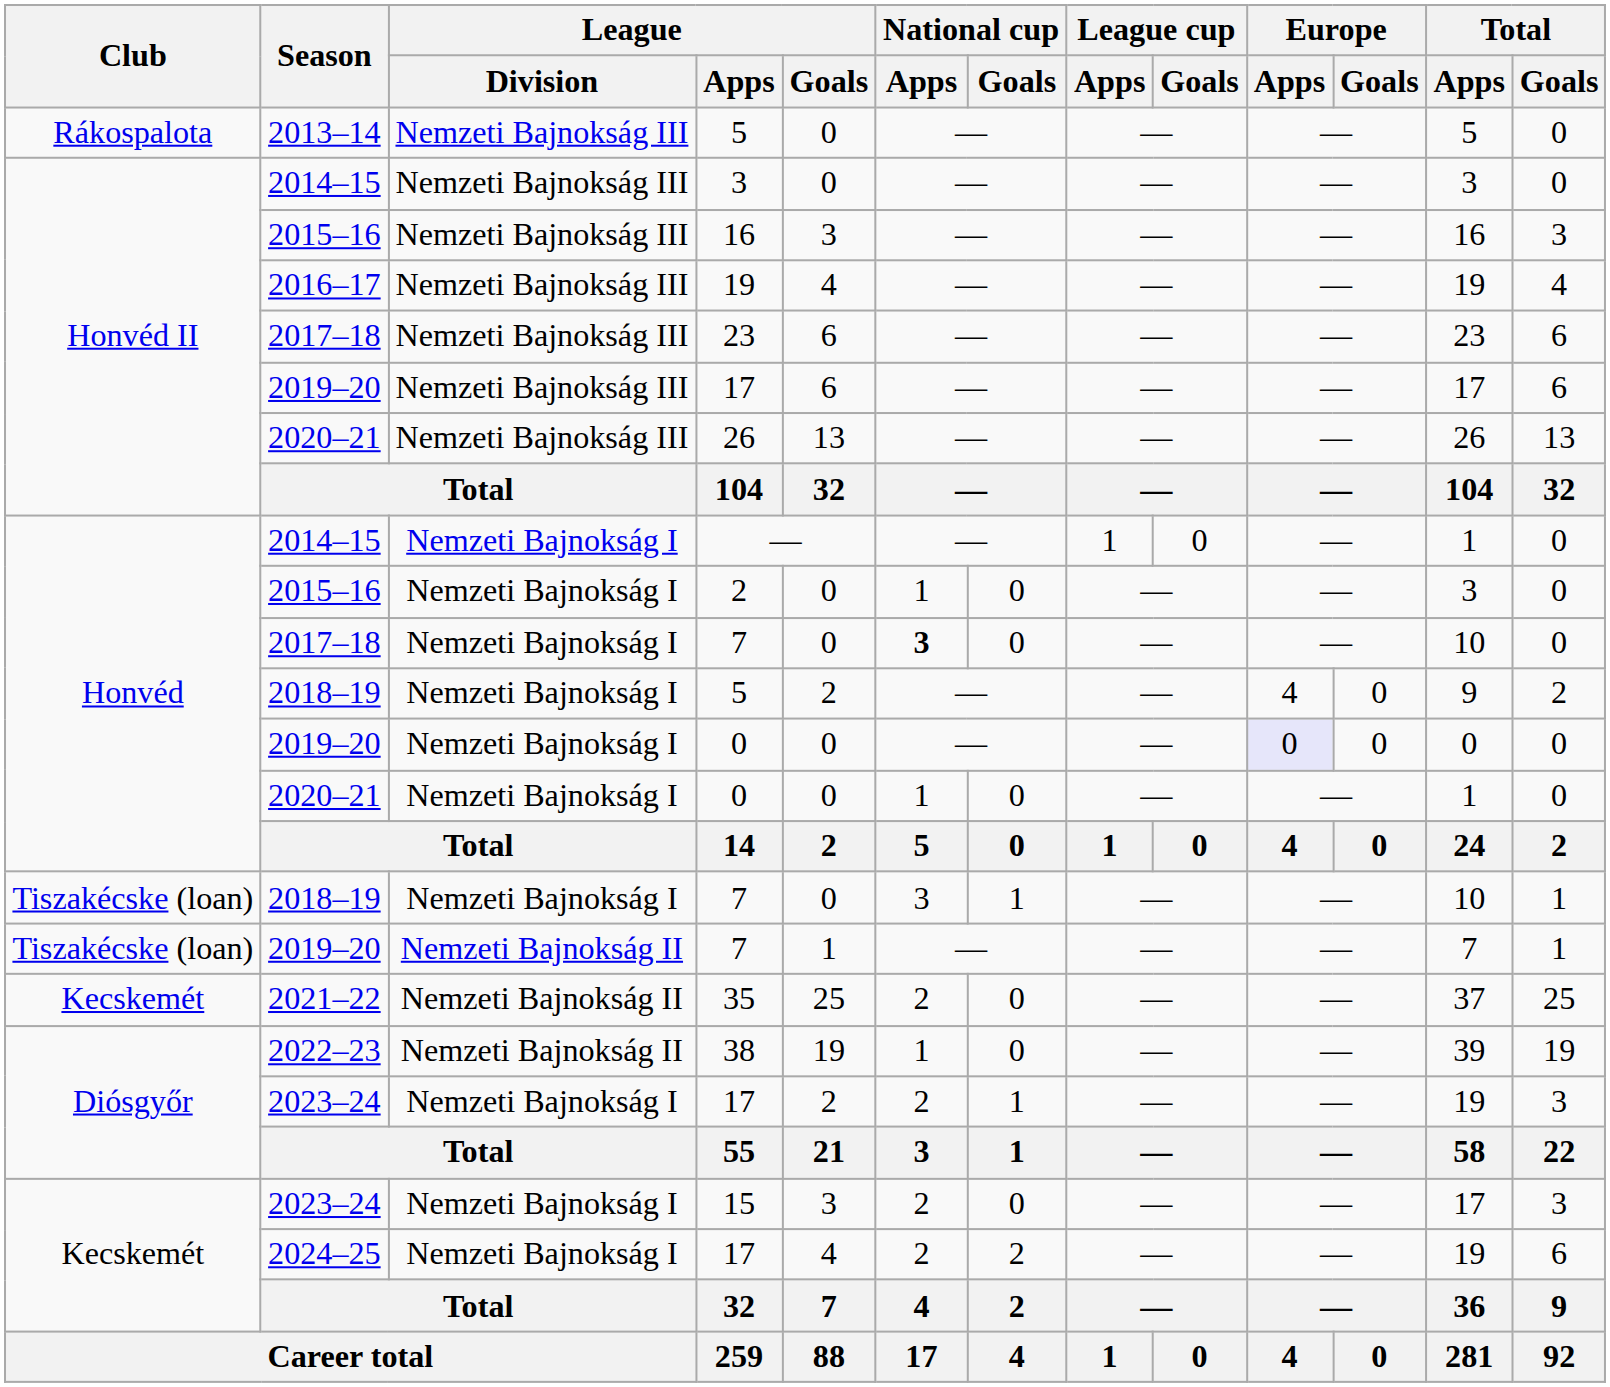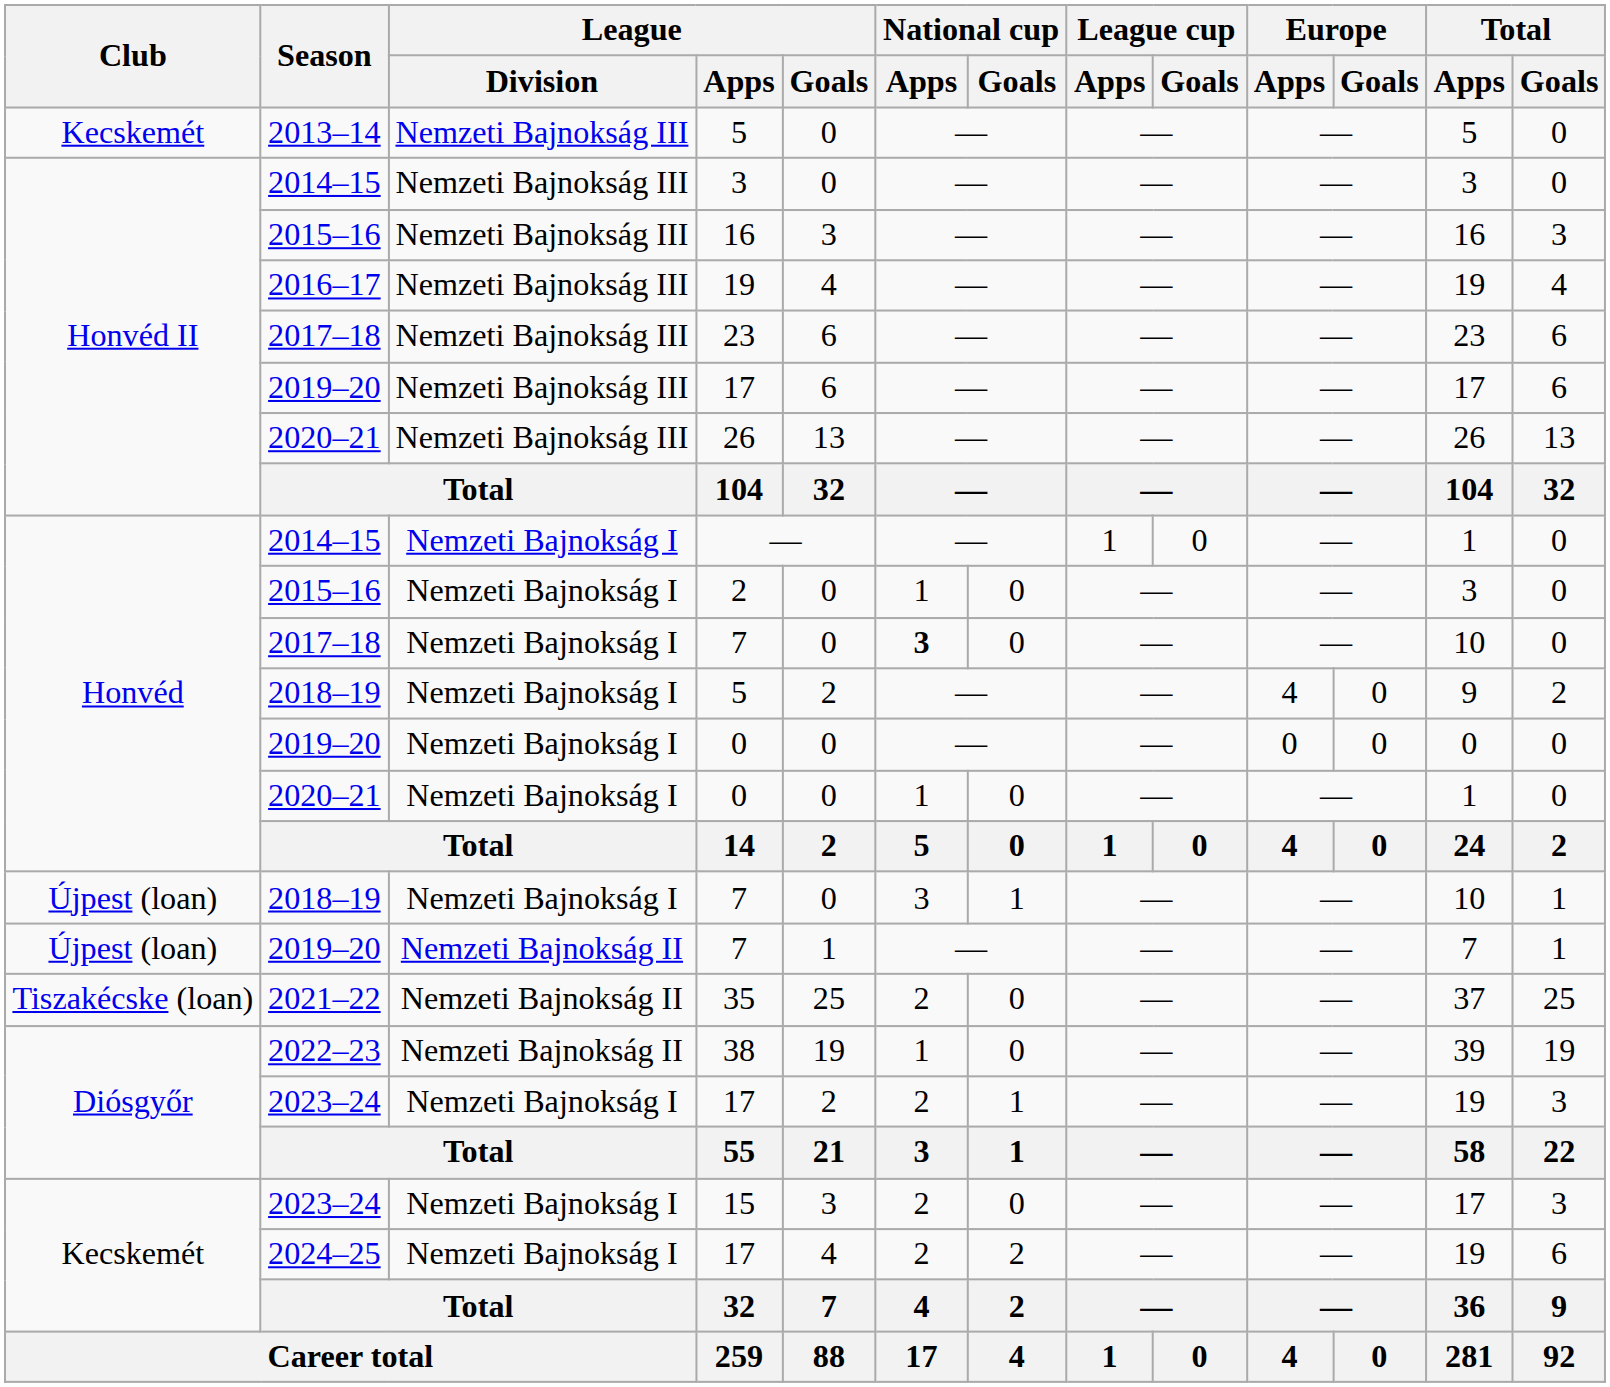(133, 132) Rákospalota -> (133, 132) Kecskemét
(1289, 744) lavender background -> (1289, 744) no background
(133, 897) Tiszakécske (loan) -> (133, 897) Újpest (loan)
(133, 948) Tiszakécske (loan) -> (133, 948) Újpest (loan)
(133, 999) Kecskemét -> (133, 999) Tiszakécske (loan)
